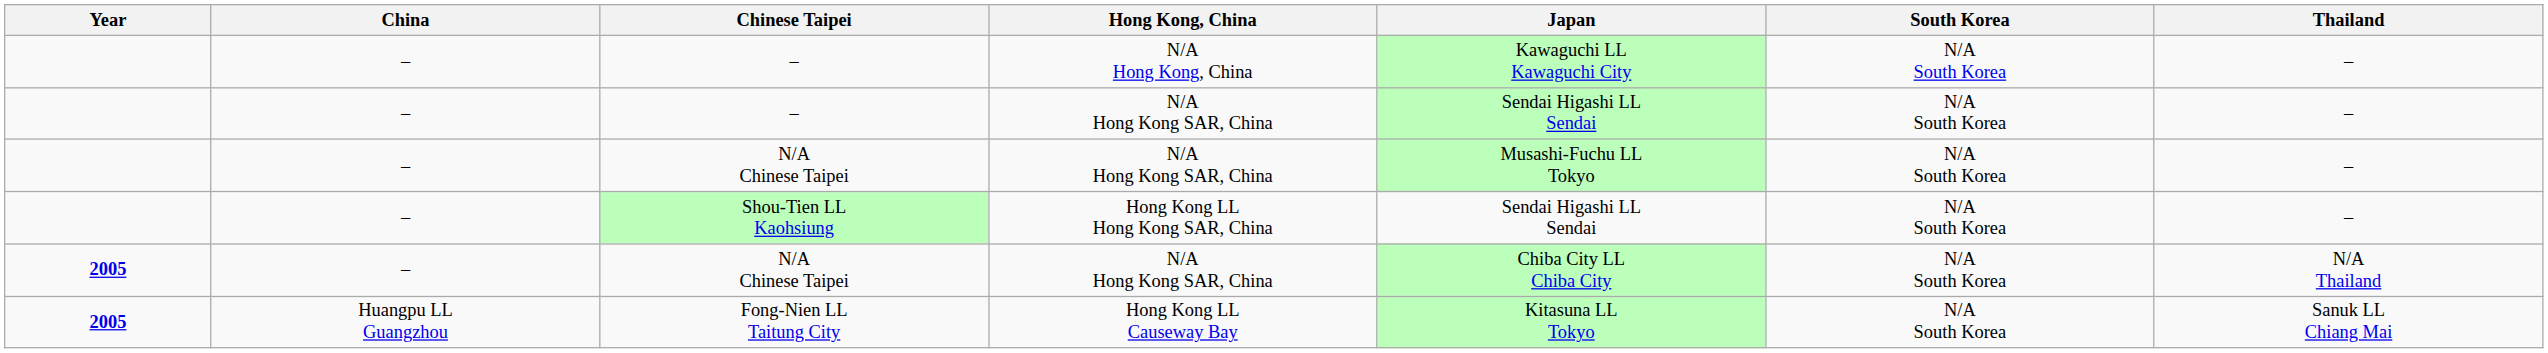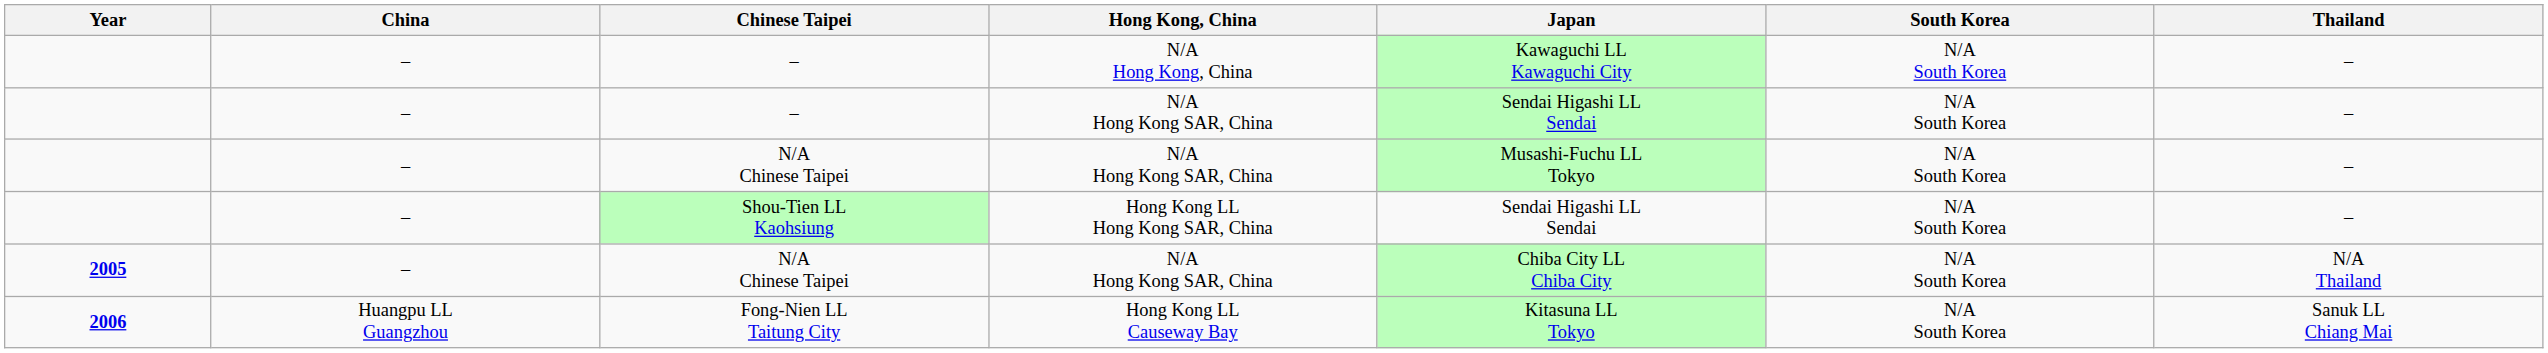(108, 322) 2005 -> (108, 322) 2006
